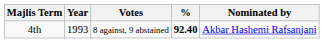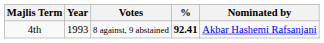(186, 29) 92.40 -> (186, 29) 92.41
